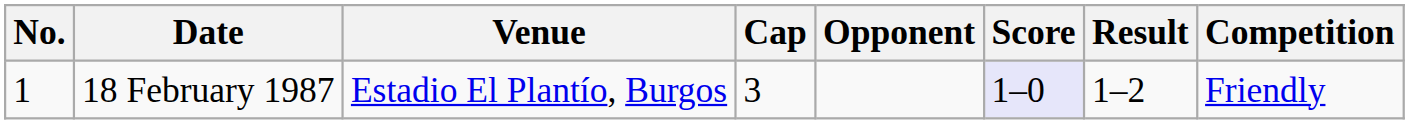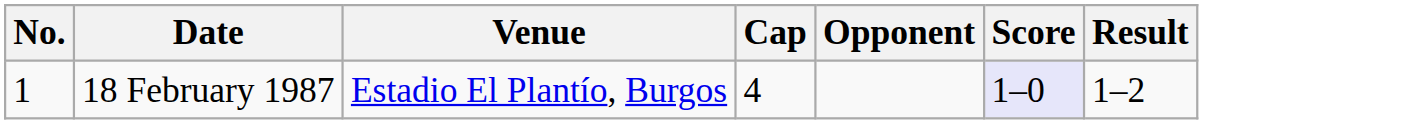- column: (1300, 32)
(752, 88) 3 -> (752, 88) 4
